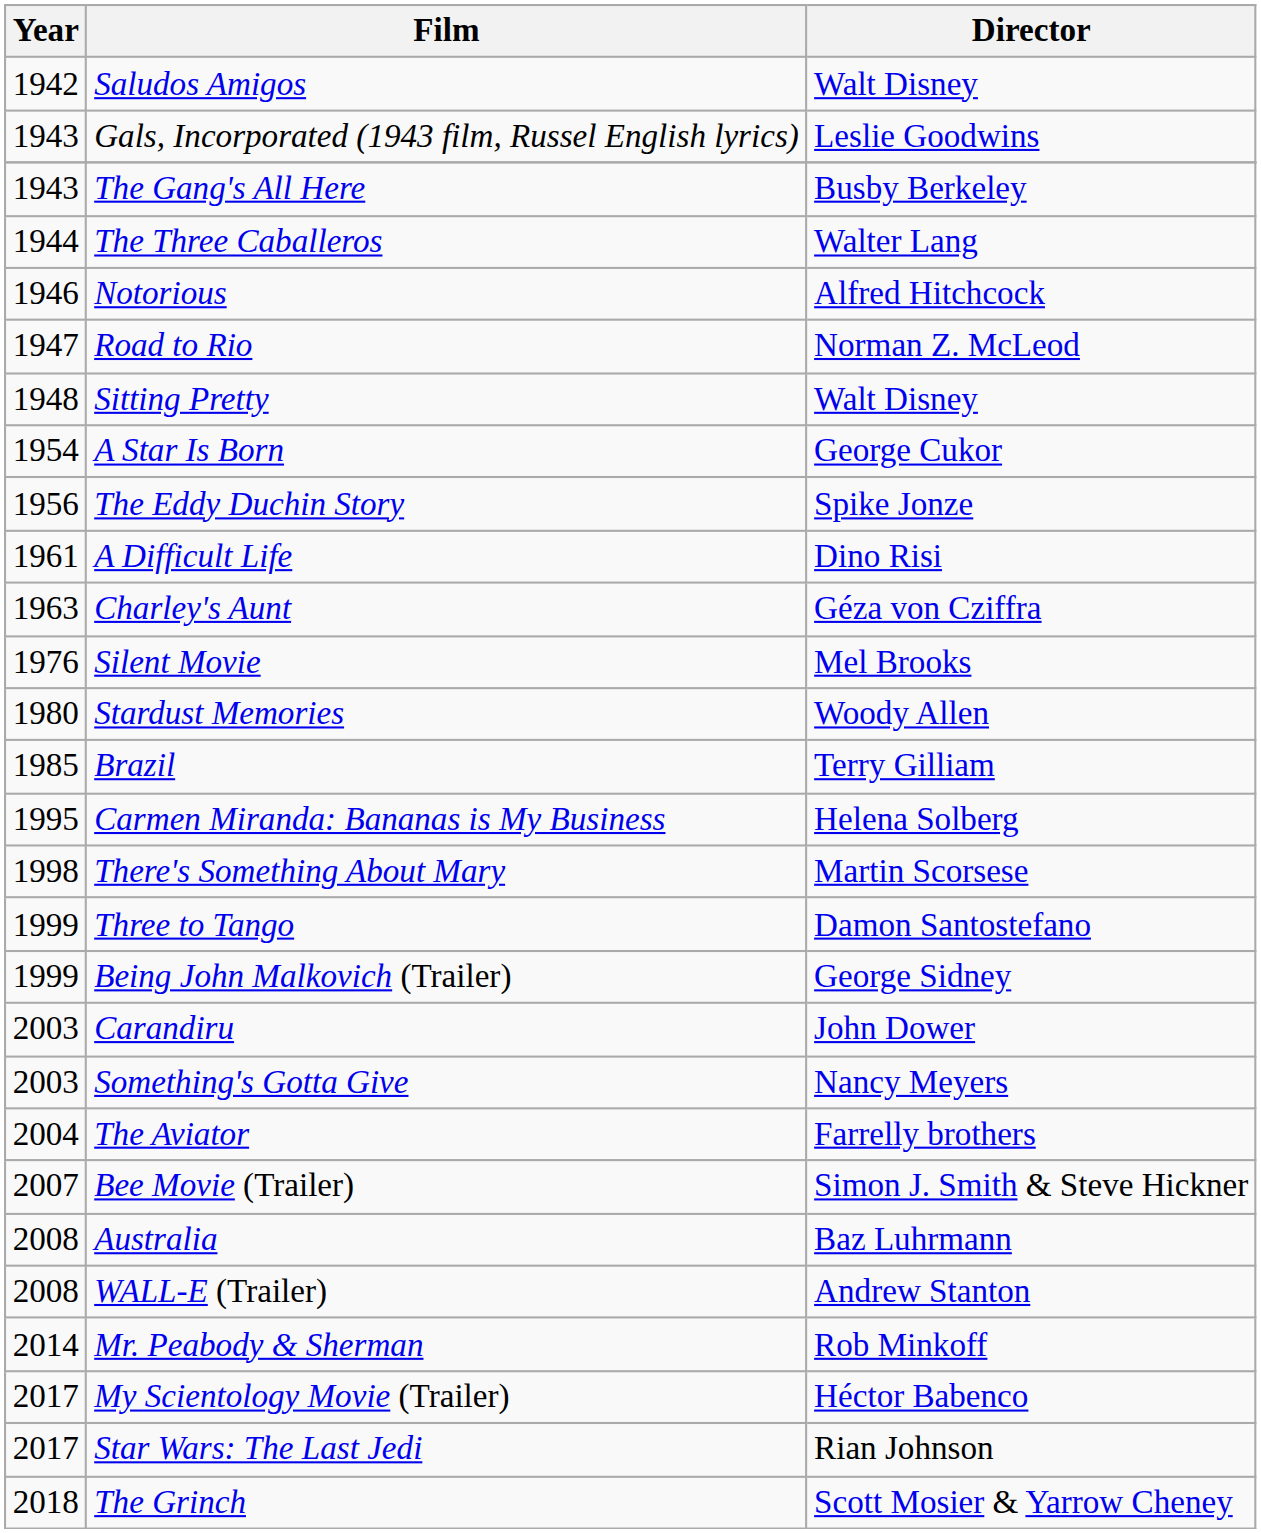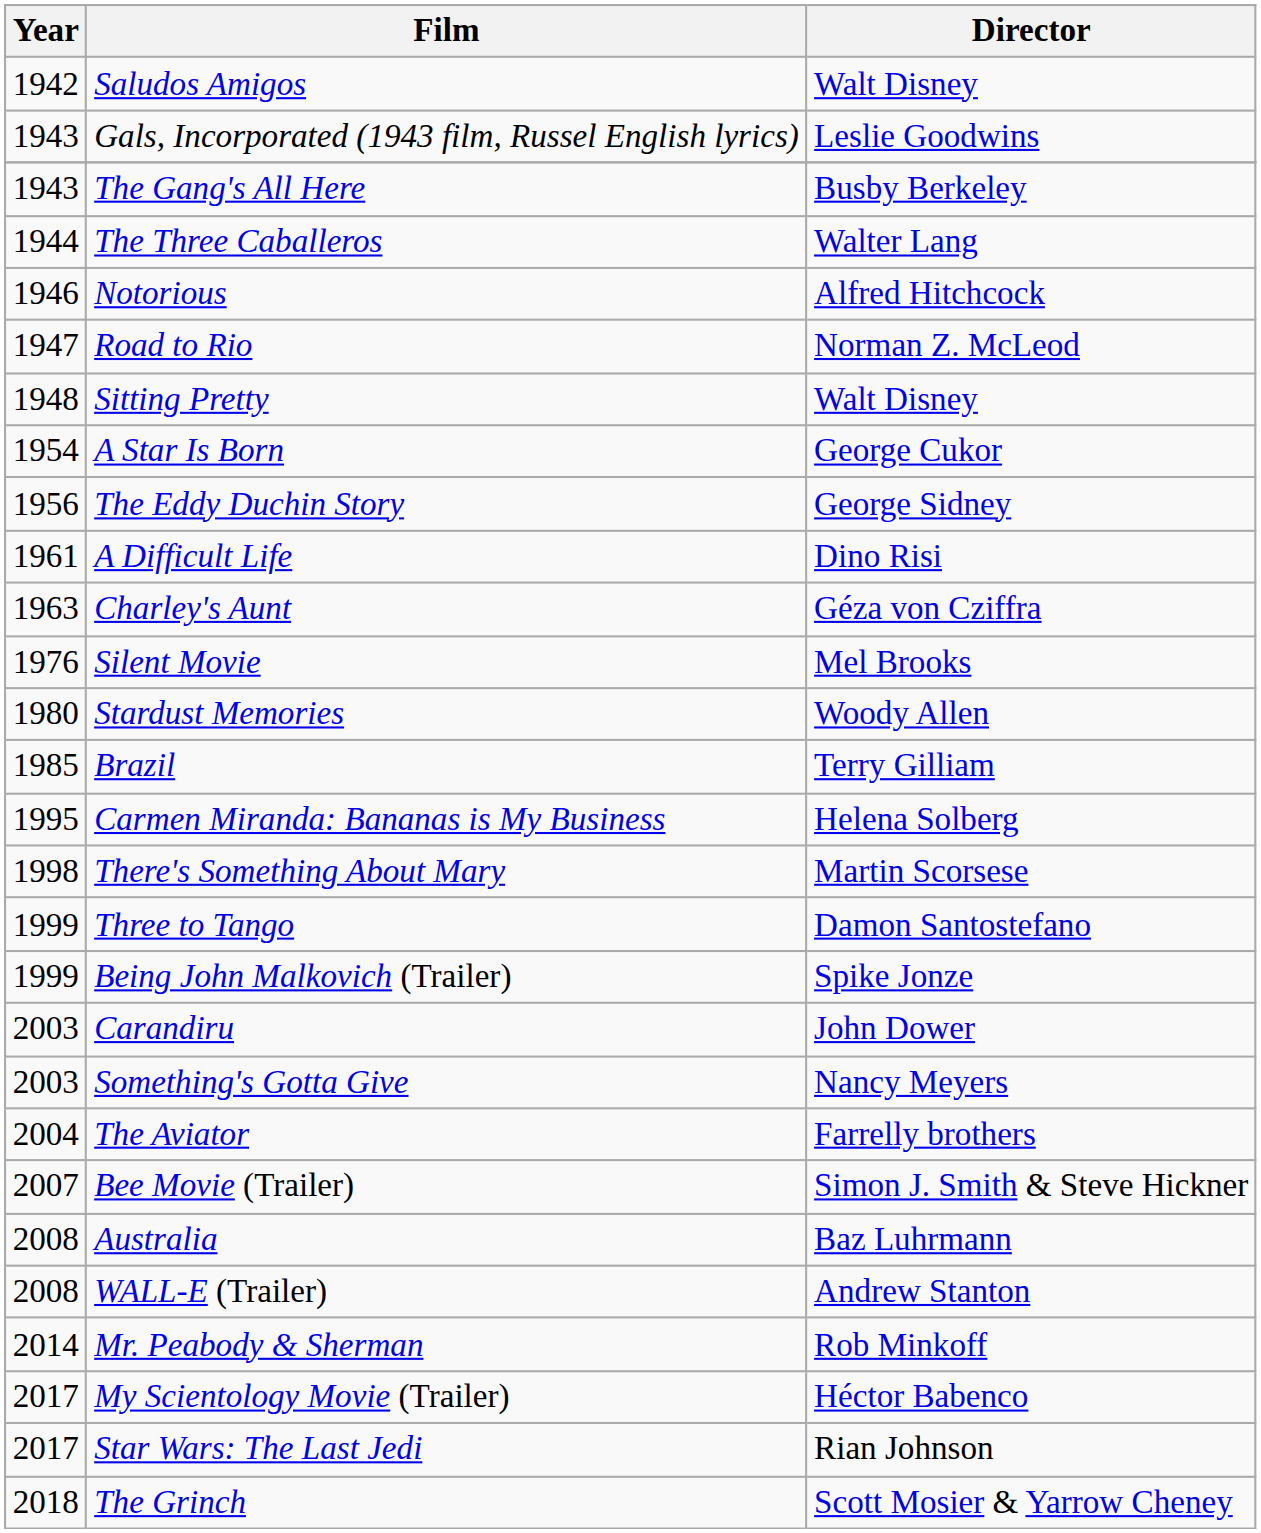(894, 503) Spike Jonze -> (913, 503) George Sidney
(913, 976) George Sidney -> (894, 976) Spike Jonze
